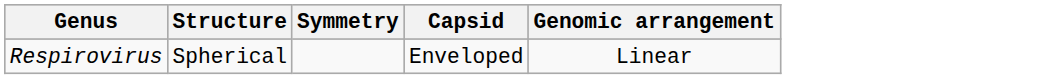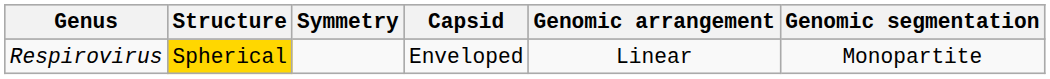+ column: (912, 22)
(230, 57) no background -> (230, 57) gold background
